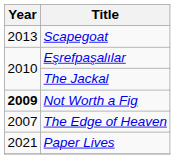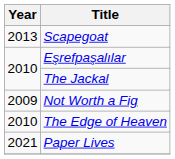(22, 100) bold -> (22, 100) normal
(22, 121) 2007 -> (22, 121) 2010
